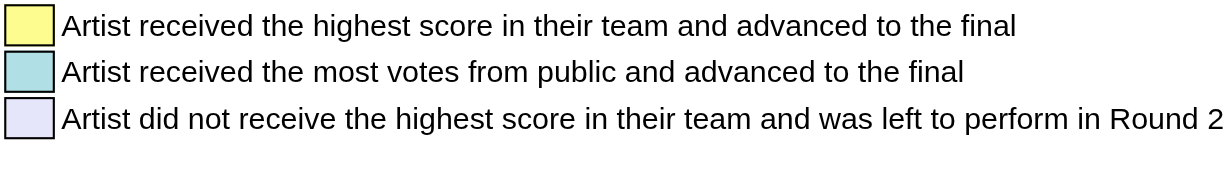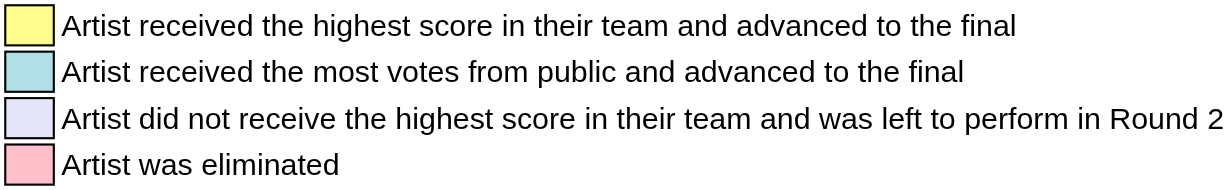+ row: (200, 165)
